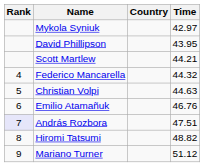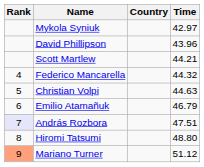(185, 43) 43.95 -> (185, 43) 43.96
(185, 106) 46.76 -> (185, 106) 46.79
(185, 138) 48.82 -> (185, 138) 48.80
(19, 153) no background -> (19, 153) lightsalmon background
